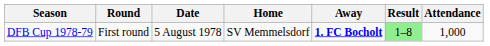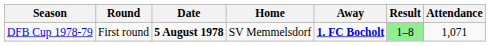(188, 31) normal -> (189, 31) bold
(452, 31) 1,000 -> (454, 31) 1,071
